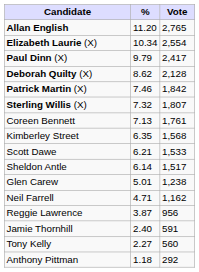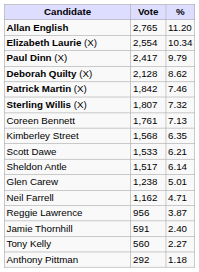columns swapped: (177, 12) <-> (145, 12)
